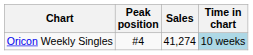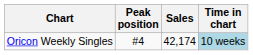(180, 41) 41,274 -> (180, 41) 42,174
